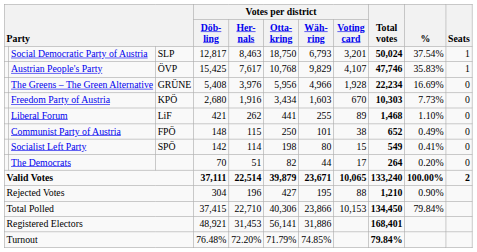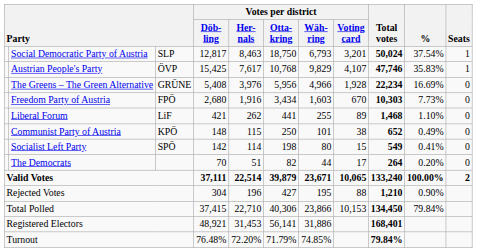(167, 100) KPÖ -> (167, 100) FPÖ
(167, 131) FPÖ -> (167, 131) KPÖ
